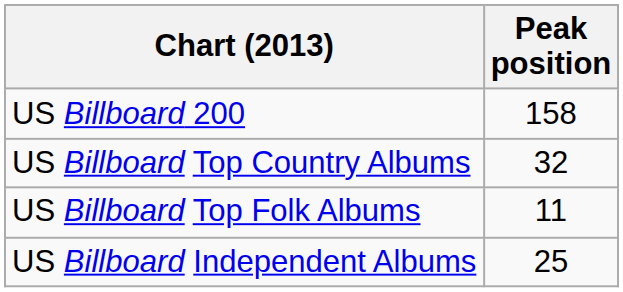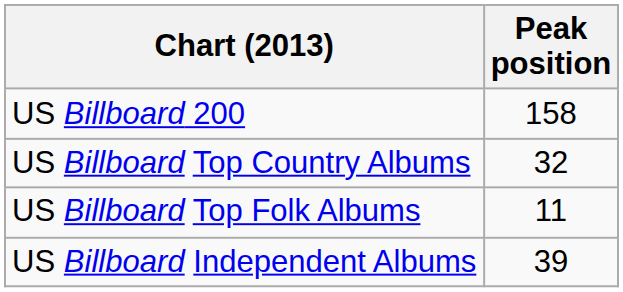(551, 260) 25 -> (551, 260) 39
